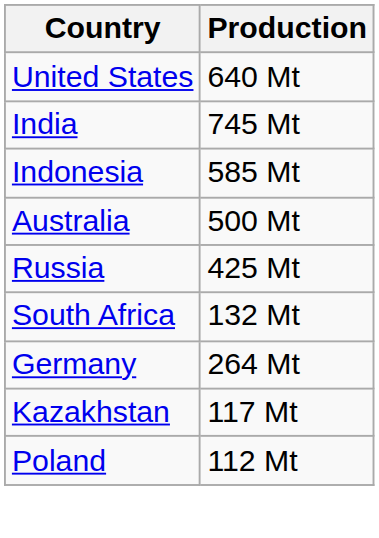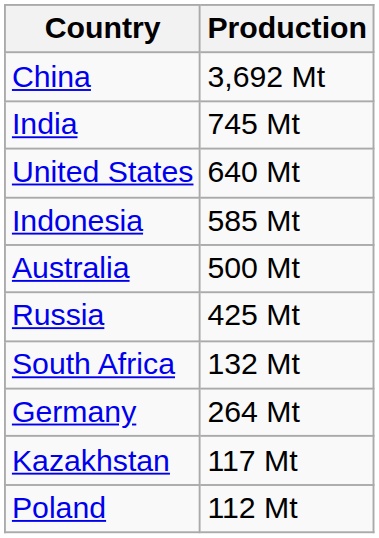+ row: (51, 76)
rows swapped: (45, 124) <-> (103, 76)
